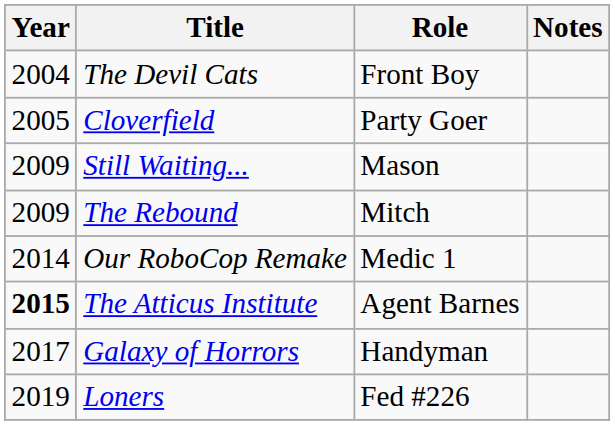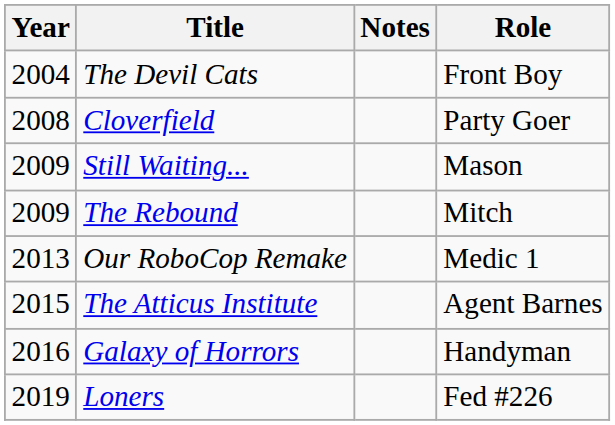columns swapped: (440, 27) <-> (568, 27)
(41, 119) 2005 -> (41, 119) 2008
(41, 258) 2014 -> (41, 258) 2013
(41, 304) bold -> (41, 304) normal
(41, 350) 2017 -> (41, 350) 2016
